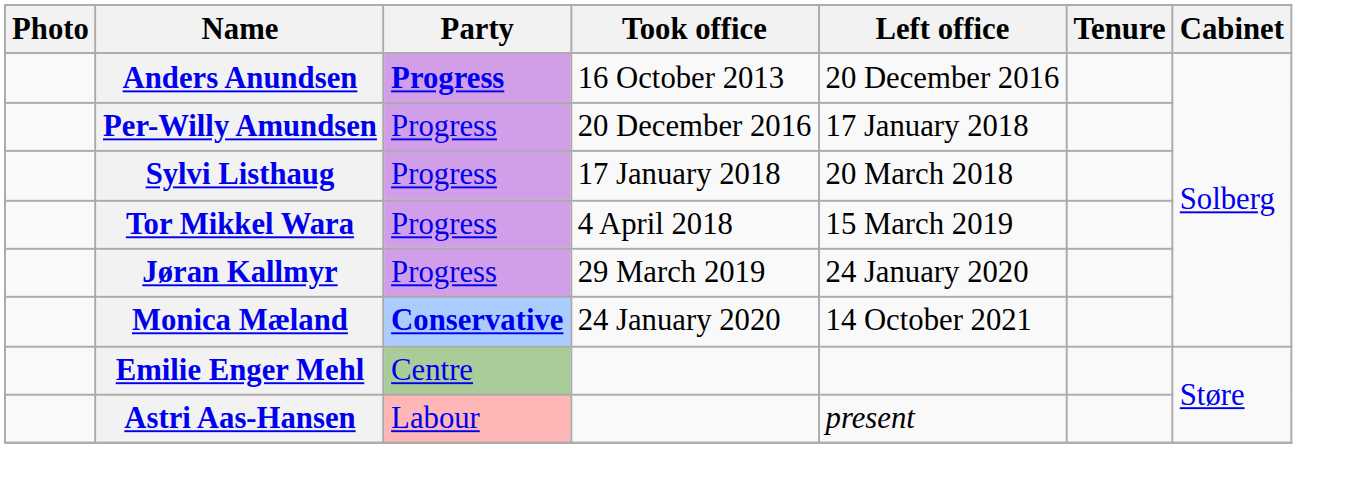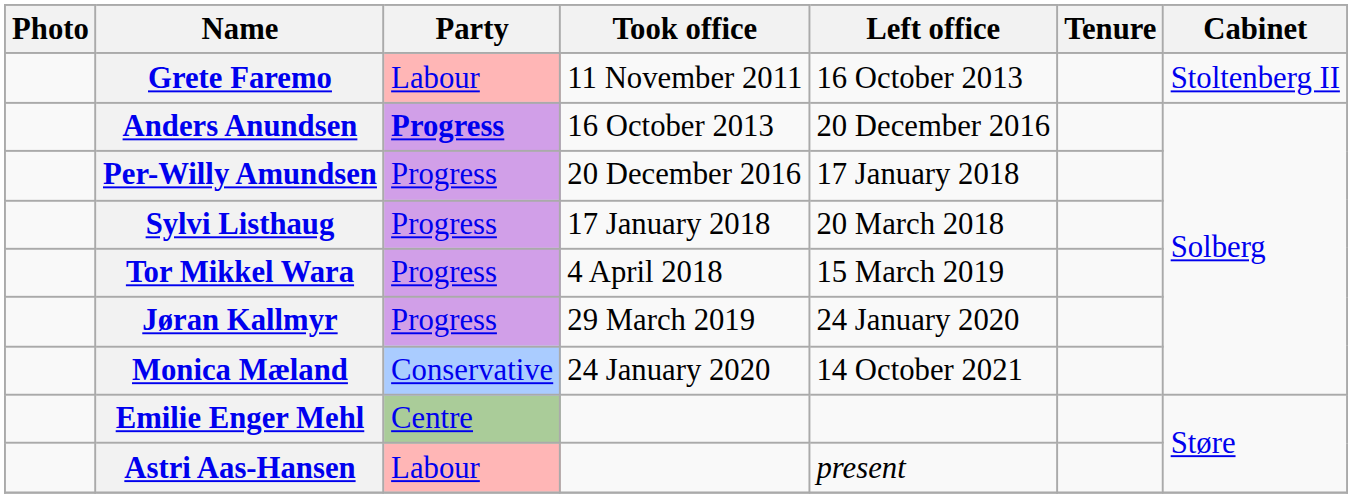+ row: (240, 77)
(477, 321) bold -> (472, 369) normal
